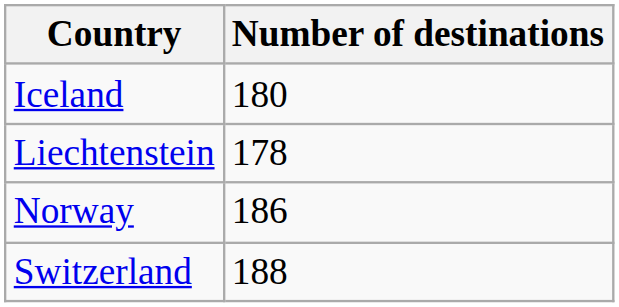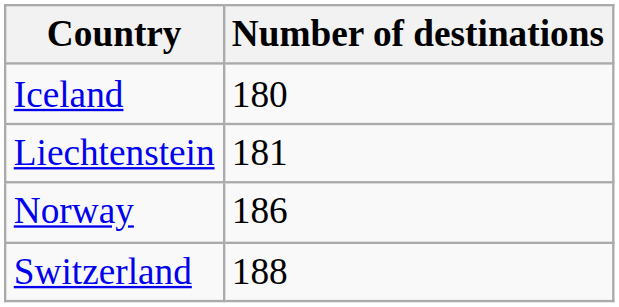(260, 152) 178 -> (260, 152) 181
